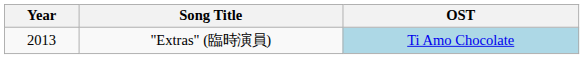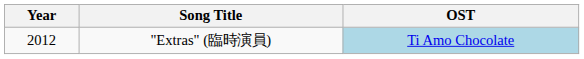(42, 40) 2013 -> (42, 40) 2012
